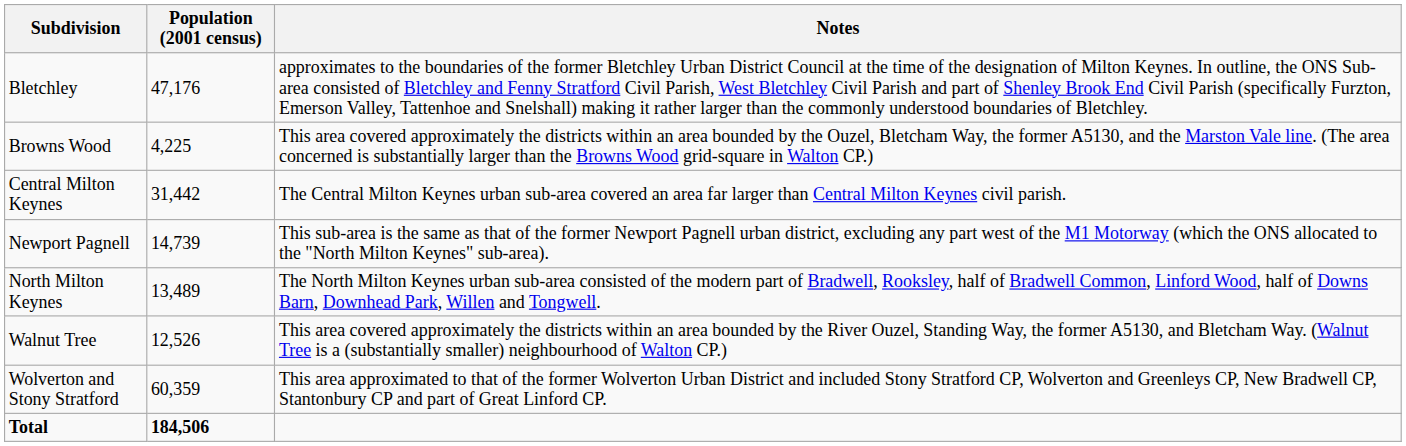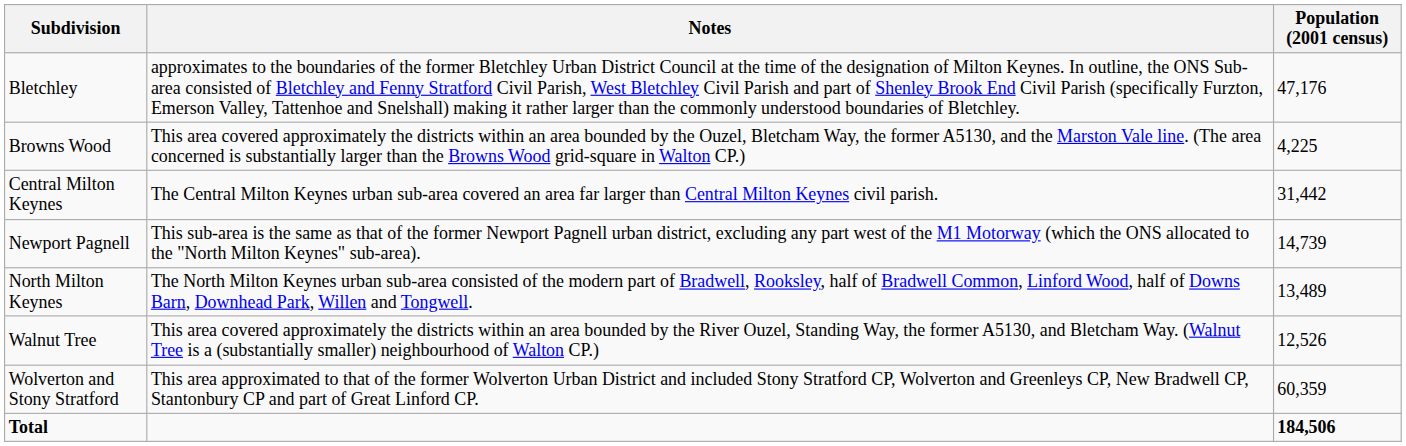columns swapped: (211, 28) <-> (838, 28)
